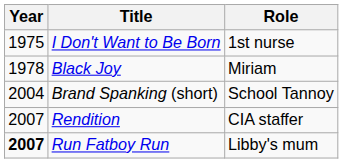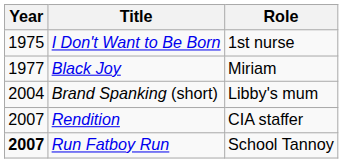(26, 68) 1978 -> (26, 68) 1977
(281, 94) School Tannoy -> (273, 94) Libby's mum
(273, 145) Libby's mum -> (281, 145) School Tannoy
